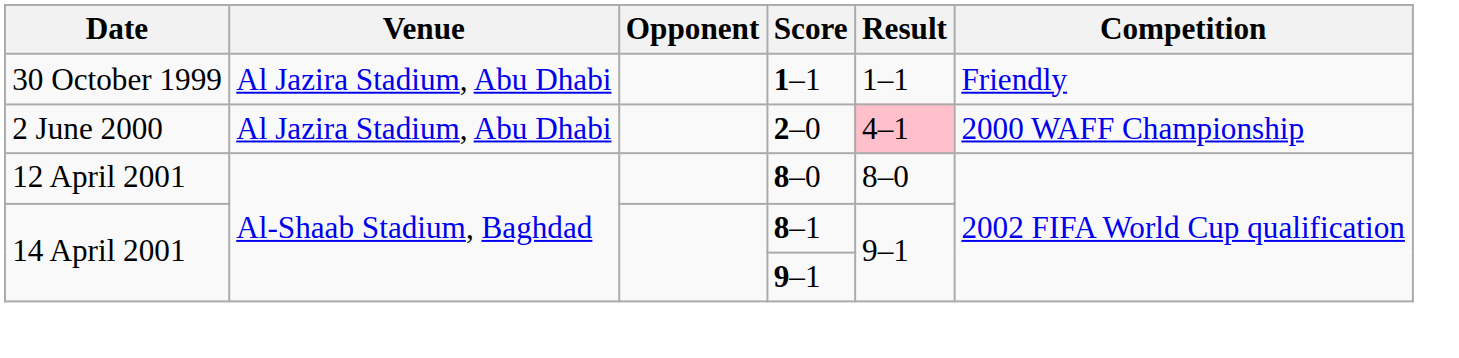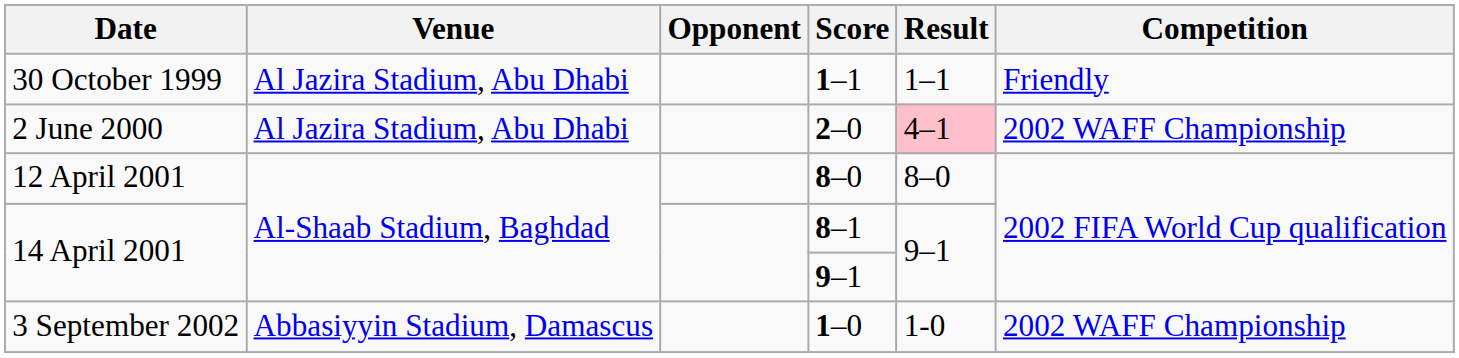(1133, 128) 2000 WAFF Championship -> (1174, 128) 2002 WAFF Championship
+ row: (839, 326)
